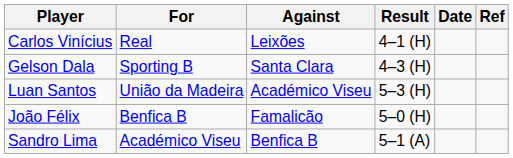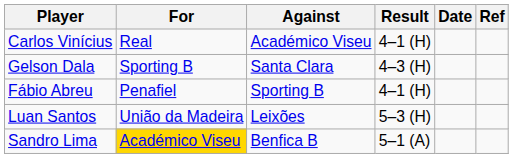(278, 41) Leixões -> (311, 41) Académico Viseu
+ row: (50, 91)
(311, 91) Académico Viseu -> (278, 116) Leixões
- row: (44, 116)
(180, 141) no background -> (180, 141) gold background
